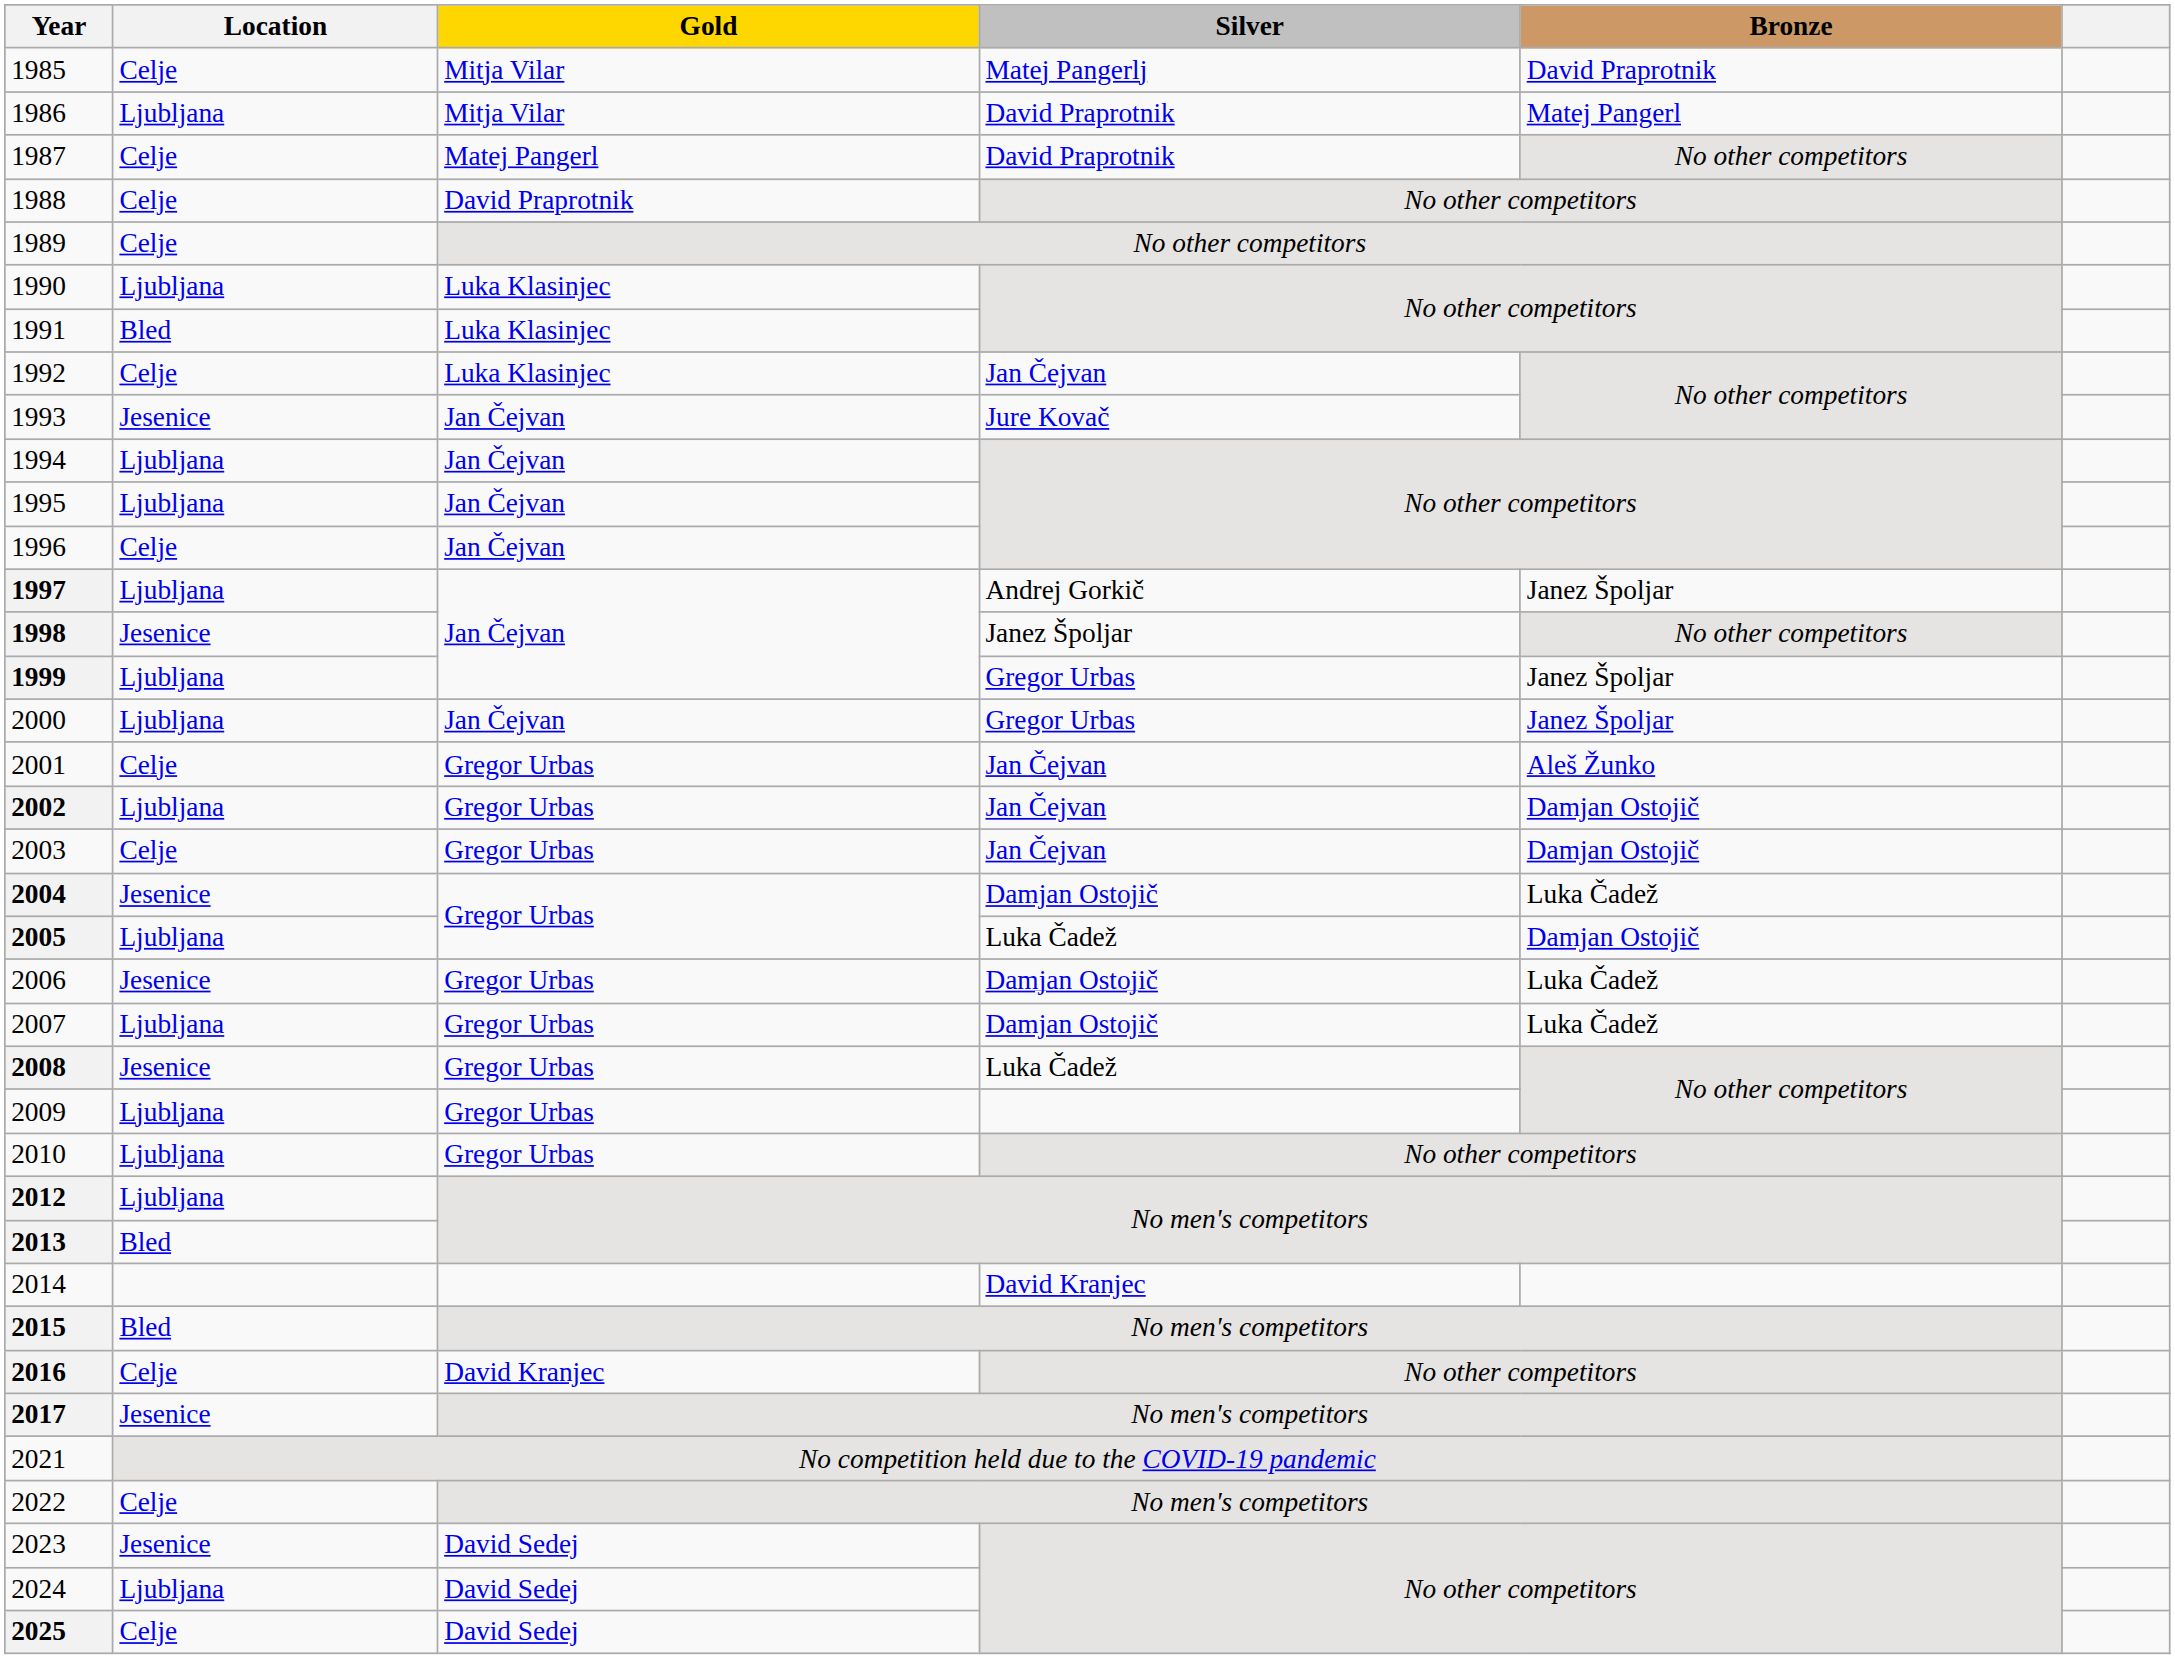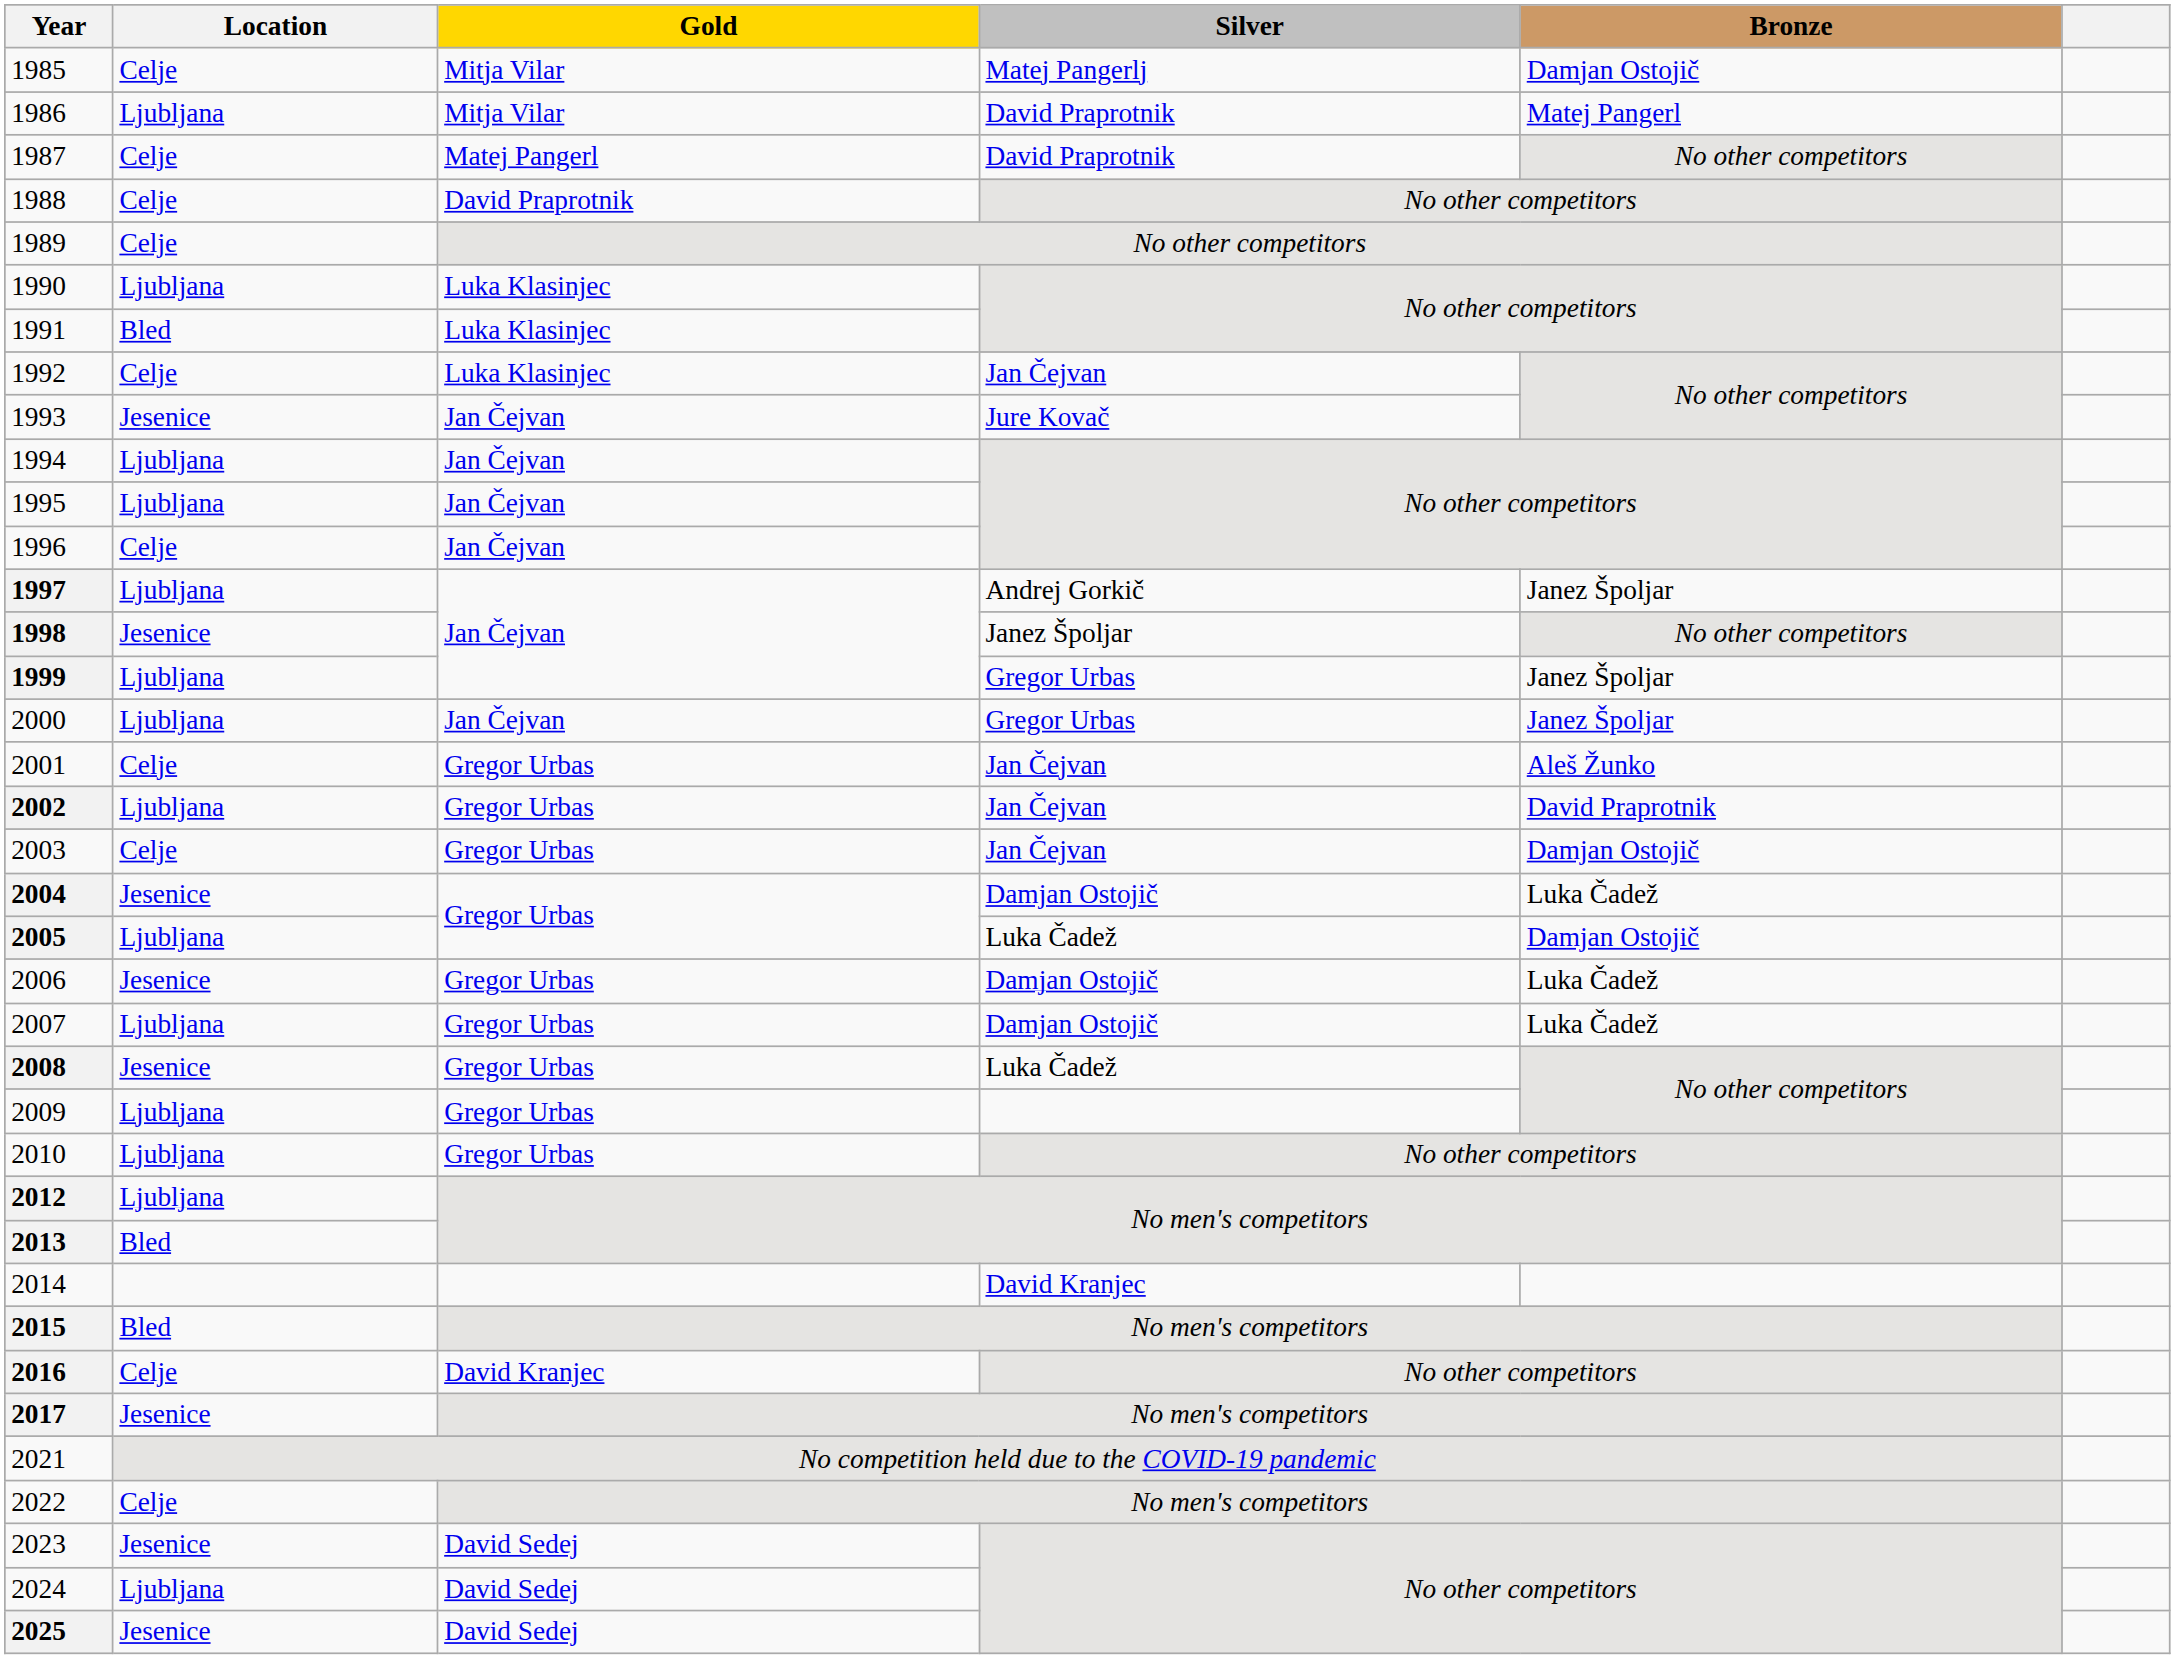(1621, 69) David Praprotnik -> (1613, 69) Damjan Ostojič
(1613, 807) Damjan Ostojič -> (1621, 807) David Praprotnik
(148, 1631) Celje -> (165, 1631) Jesenice
